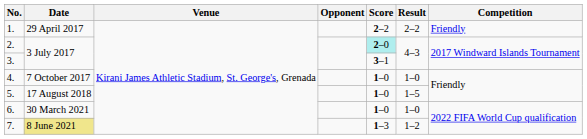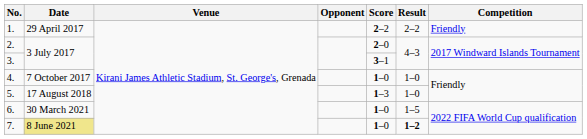(381, 45) paleturquoise background -> (381, 45) no background
(381, 93) 1–0 -> (381, 93) 1–3
(412, 93) 1–5 -> (412, 93) 1–0
(412, 110) 1–0 -> (412, 110) 1–5
(381, 126) 1–3 -> (381, 126) 1–0
(412, 126) normal -> (412, 126) bold
